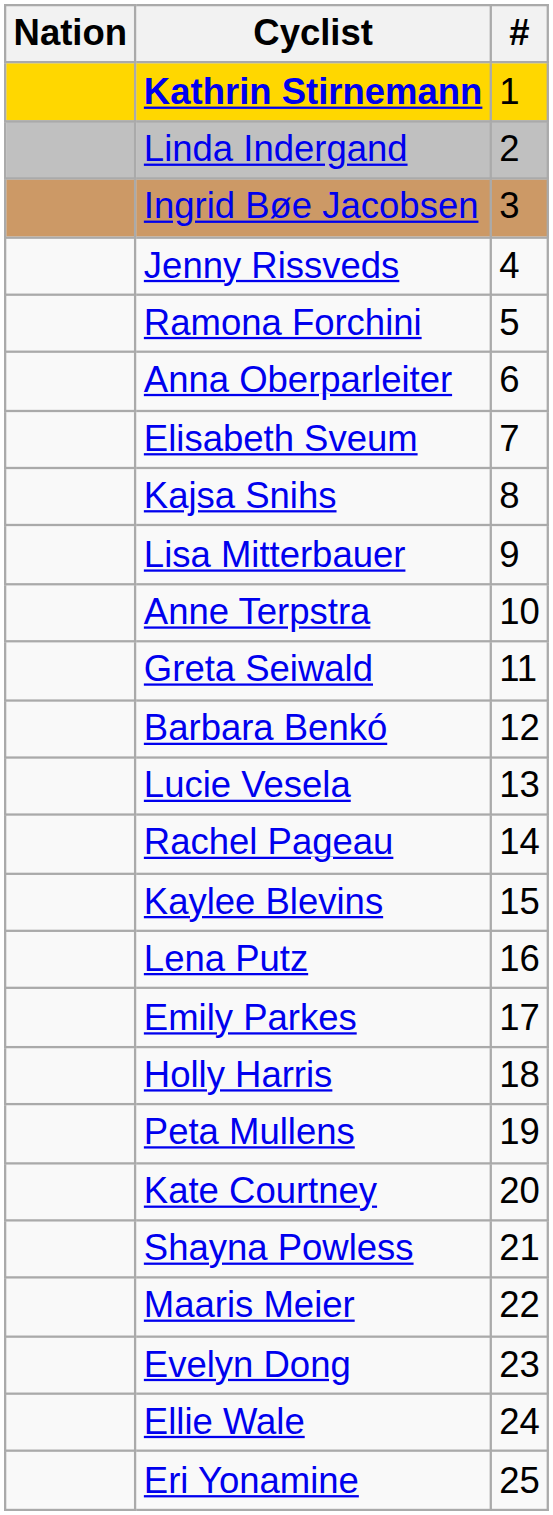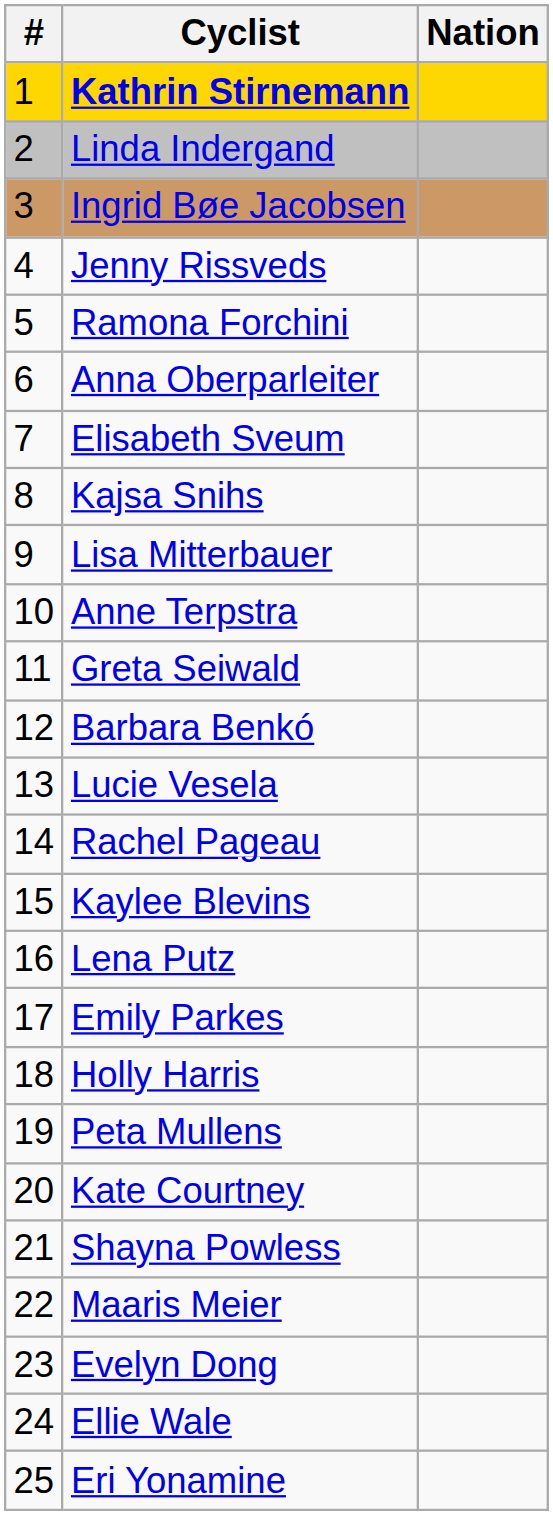columns swapped: (519, 33) <-> (70, 33)
